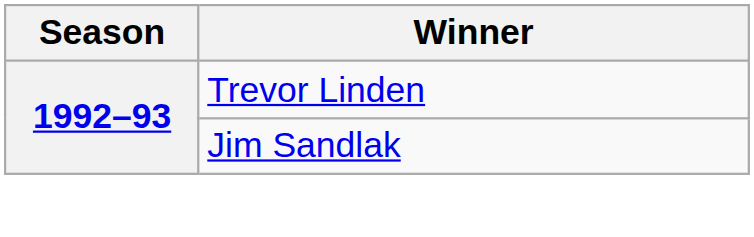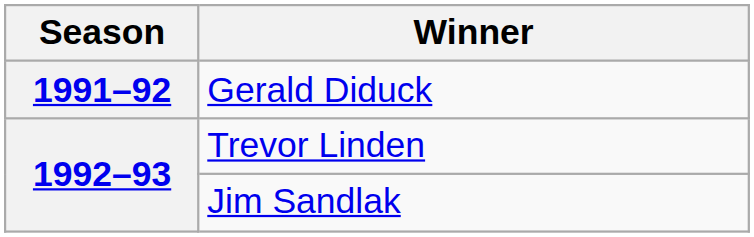+ row: (320, 88)
